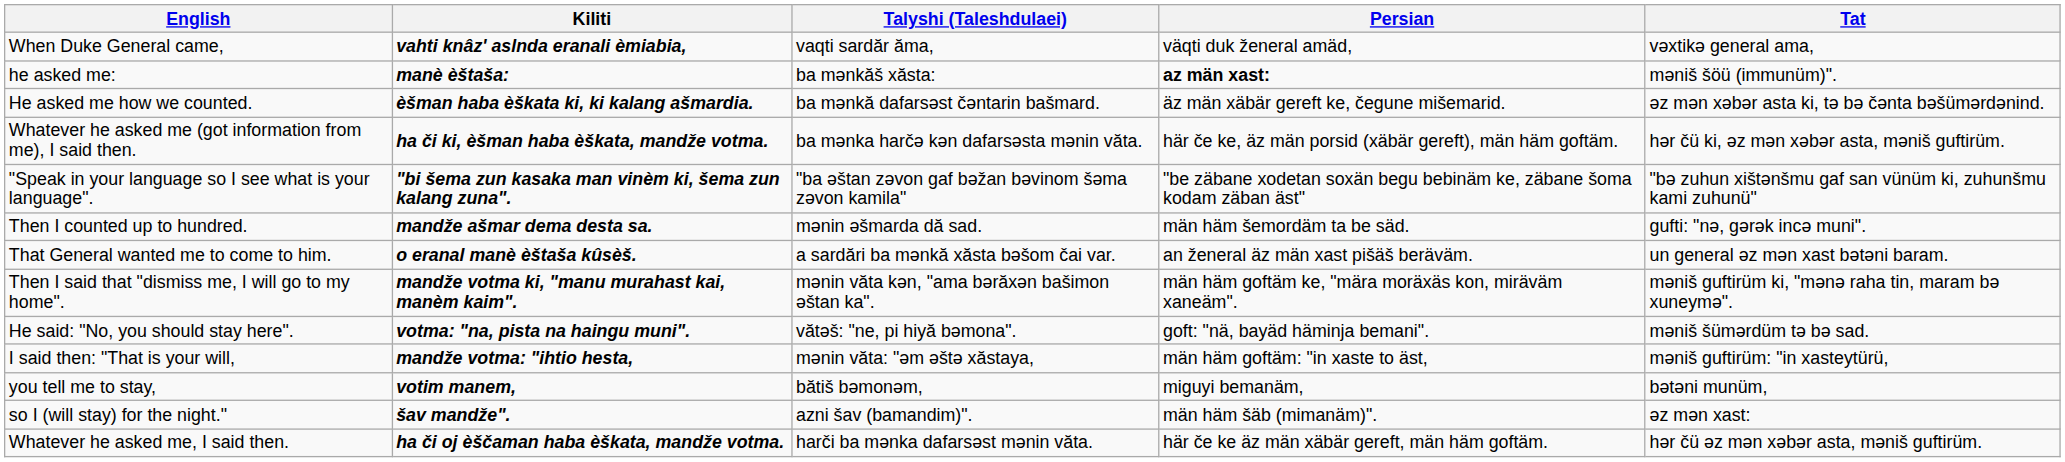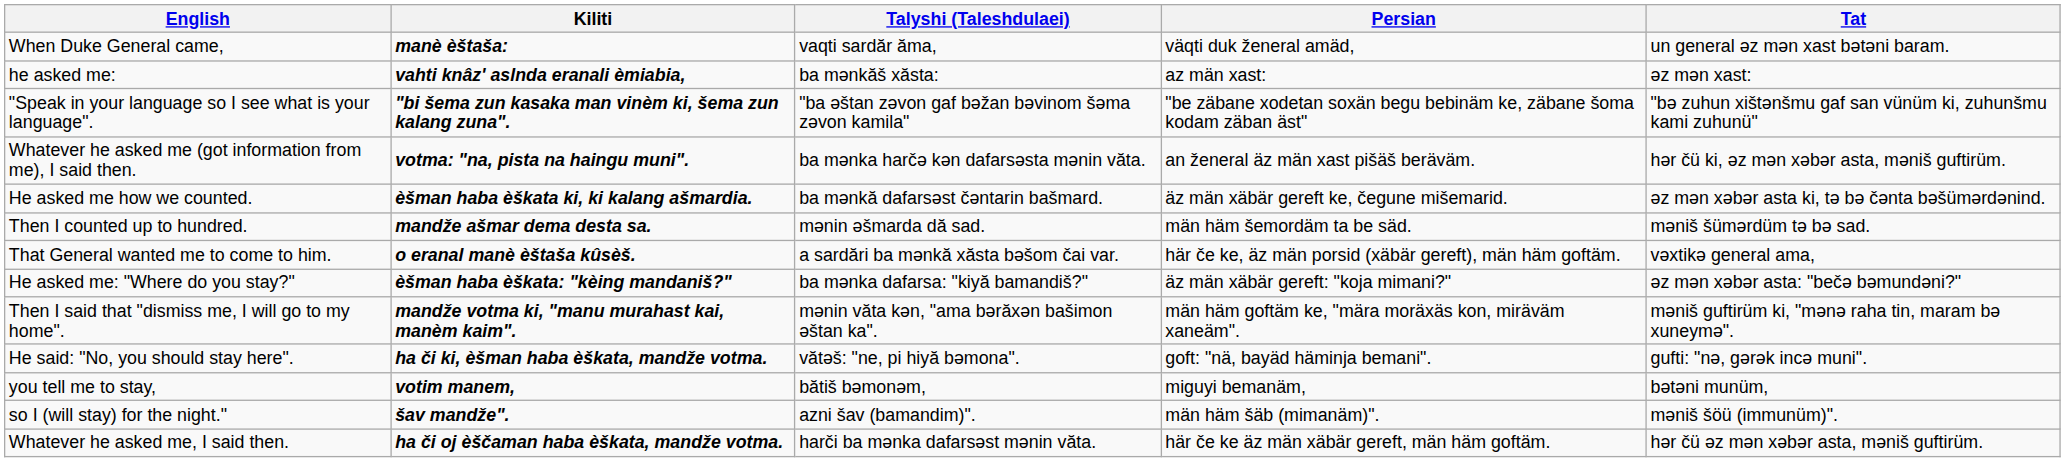(541, 46) vahti knâz' aslnda eranali èmiabia, -> (452, 46) manè èštaša:
(1732, 46) vəxtikə general ama, -> (1800, 46) un general əz mən xast bətəni baram.
(453, 74) manè èštaša: -> (540, 74) vahti knâz' aslnda eranali èmiabia,
(1216, 74) bold -> (1216, 74) normal
(1743, 74) məniš šöü (immunüm)". -> (1701, 74) əz mən xast:
rows swapped: (189, 188) <-> (131, 103)
(582, 140) ha či ki, èšman haba èškata, mandže votma. -> (542, 160) votma: "na, pista na haingu muni".
(1391, 140) här če ke, äz män porsid (xäbär gereft), män häm goftäm. -> (1320, 160) an ženeral äz män xast pišäš beräväm.
(1758, 226) gufti: "nə, gərək incə muni". -> (1760, 226) məniš šümərdüm tə bə sad.
(1318, 254) an ženeral äz män xast pišäš beräväm. -> (1393, 254) här če ke, äz män porsid (xäbär gereft), män häm goftäm.
(1799, 254) un general əz mən xast bətəni baram. -> (1733, 254) vəxtikə general ama,
+ row: (152, 282)
(543, 330) votma: "na, pista na haingu muni". -> (581, 358) ha či ki, èšman haba èškata, mandže votma.
(1759, 330) məniš šümərdüm tə bə sad. -> (1759, 358) gufti: "nə, gərək incə muni".
- row: (122, 358)
(1700, 414) əz mən xast: -> (1744, 414) məniš šöü (immunüm)".
